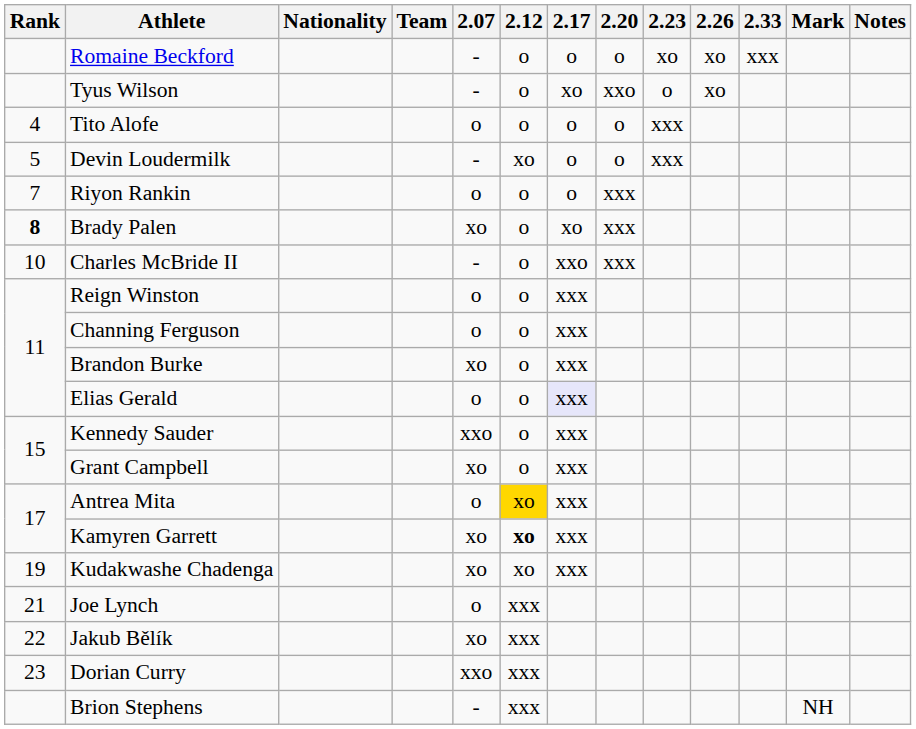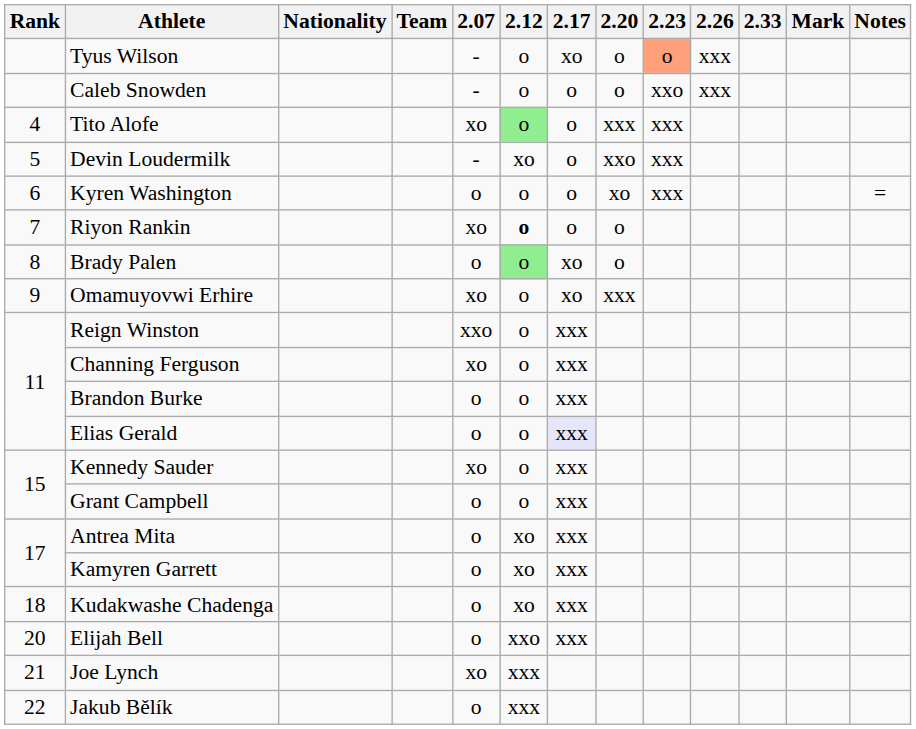- row: (152, 55)
(619, 90) xxo -> (619, 55) o
(667, 90) no background -> (667, 55) lightsalmon background
(715, 90) xo -> (715, 55) xxx
+ row: (138, 90)
(476, 124) o -> (476, 124) xo
(524, 124) no background -> (524, 124) lightgreen background
(619, 124) o -> (619, 124) xxx
(619, 158) o -> (619, 158) xxo
+ row: (151, 192)
(476, 192) o -> (476, 227) xo
(524, 192) normal -> (524, 227) bold
(619, 192) xxx -> (619, 227) o
(35, 227) bold -> (35, 261) normal
(476, 227) xo -> (476, 261) o
(524, 227) no background -> (524, 261) lightgreen background
(619, 227) xxx -> (619, 261) o
+ row: (162, 295)
- row: (154, 261)
(476, 295) o -> (476, 329) xxo
(476, 329) o -> (476, 364) xo
(476, 364) xo -> (476, 398) o
(476, 432) xxo -> (476, 466) xo
(476, 466) xo -> (476, 501) o
(524, 501) gold background -> (524, 535) no background
(476, 535) xo -> (476, 569) o
(524, 535) bold -> (524, 569) normal
(35, 569) 19 -> (35, 603) 18
(476, 569) xo -> (476, 603) o
+ row: (117, 638)
(476, 603) o -> (476, 672) xo
(476, 638) xo -> (476, 706) o
- row: (128, 672)
- row: (136, 706)
